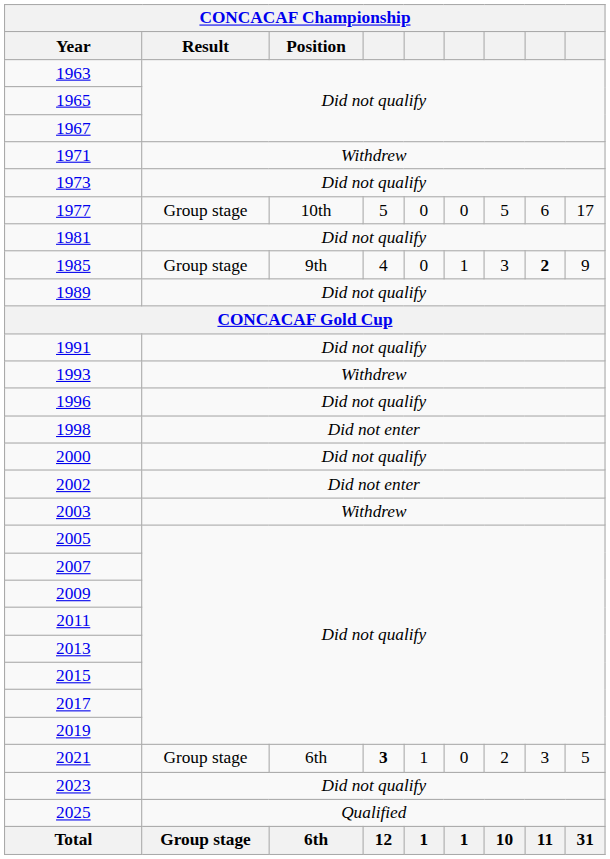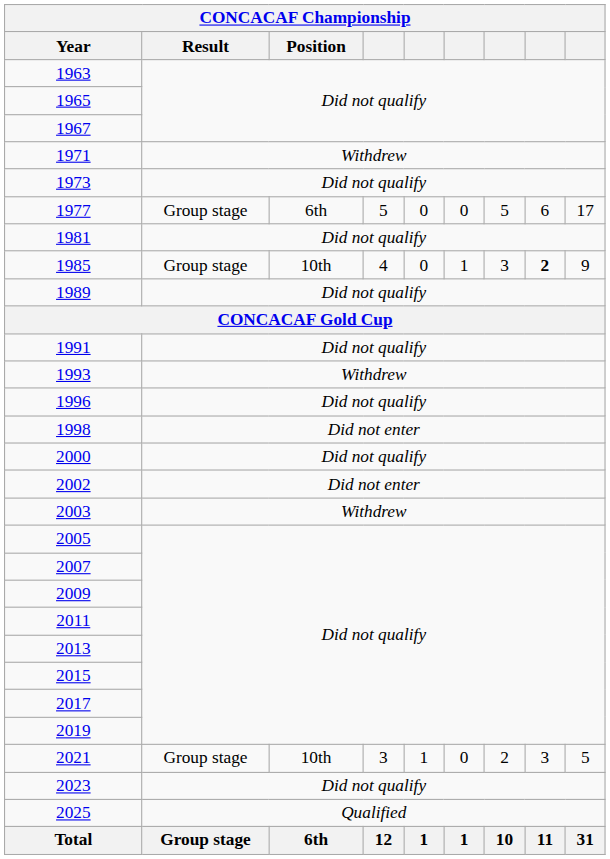(316, 210) 10th -> (316, 210) 6th
(316, 264) 9th -> (316, 264) 10th
(316, 758) 6th -> (316, 758) 10th
(383, 758) bold -> (383, 758) normal
